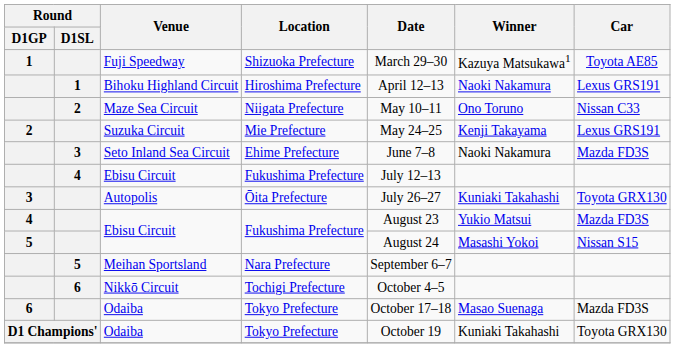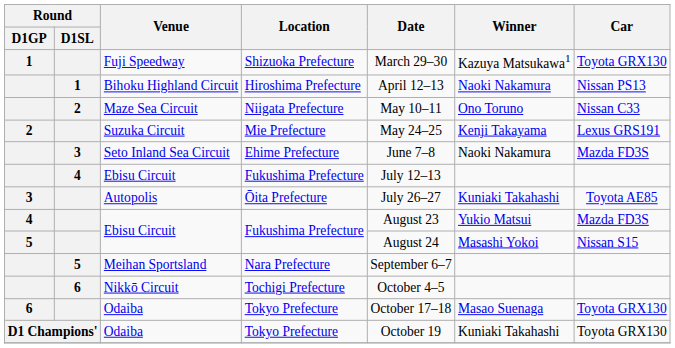(622, 62) Toyota AE85 -> (622, 62) Toyota GRX130
(619, 86) Lexus GRS191 -> (611, 86) Nissan PS13
(622, 198) Toyota GRX130 -> (622, 198) Toyota AE85
(613, 309) Mazda FD3S -> (622, 309) Toyota GRX130
